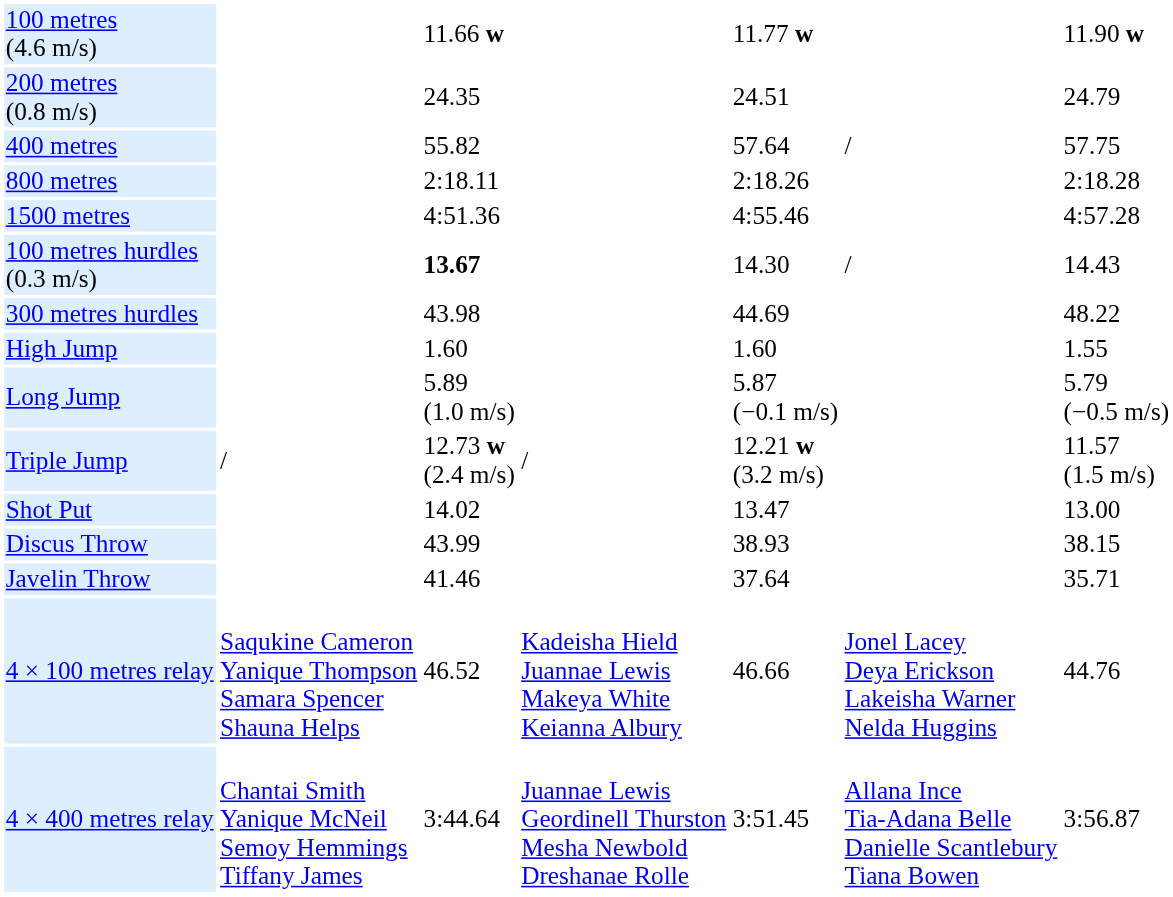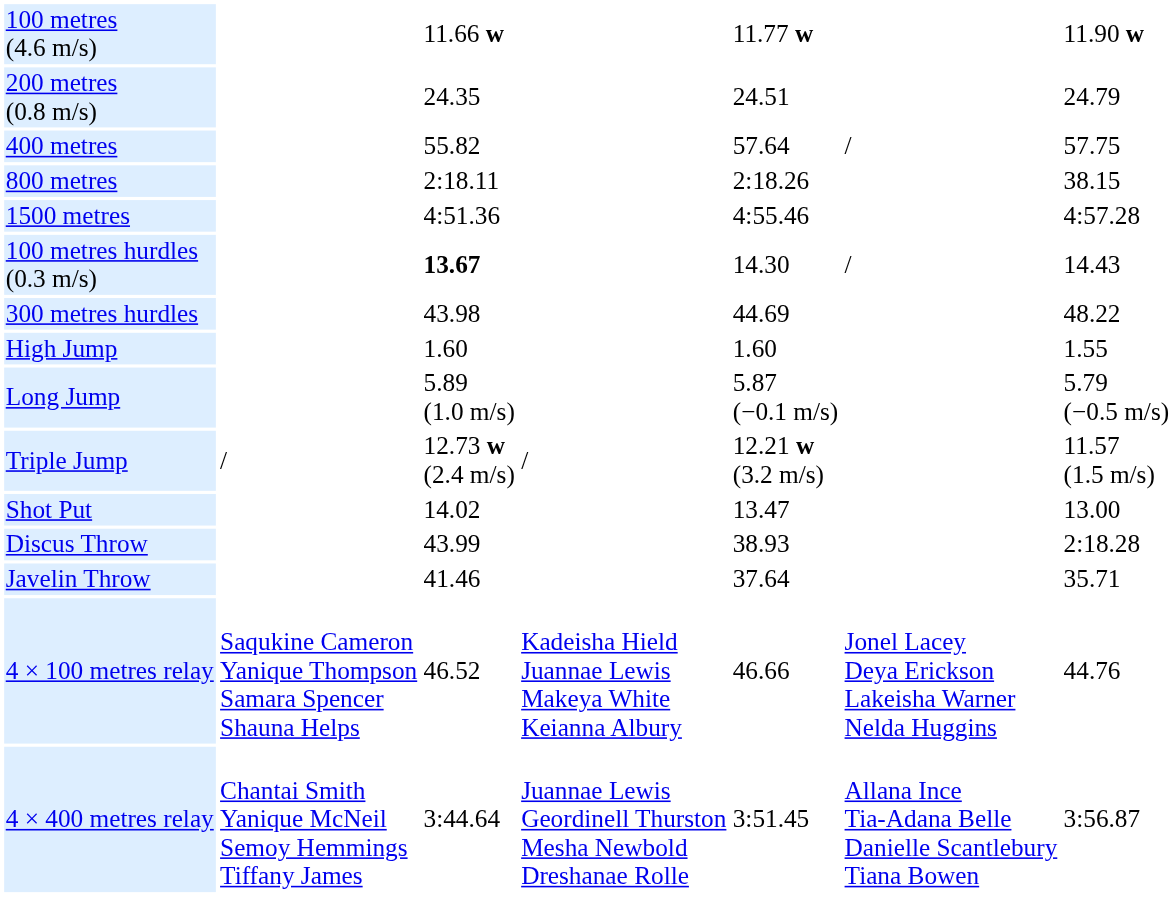(1102, 180) 2:18.28 -> (1092, 180) 38.15
(1092, 544) 38.15 -> (1102, 544) 2:18.28
